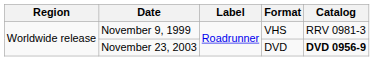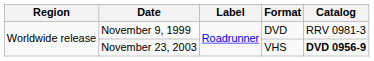(275, 30) VHS -> (276, 30) DVD
(276, 47) DVD -> (275, 47) VHS
